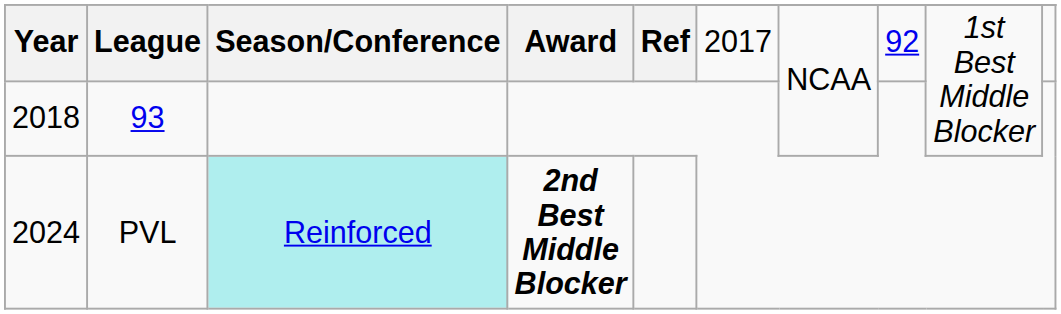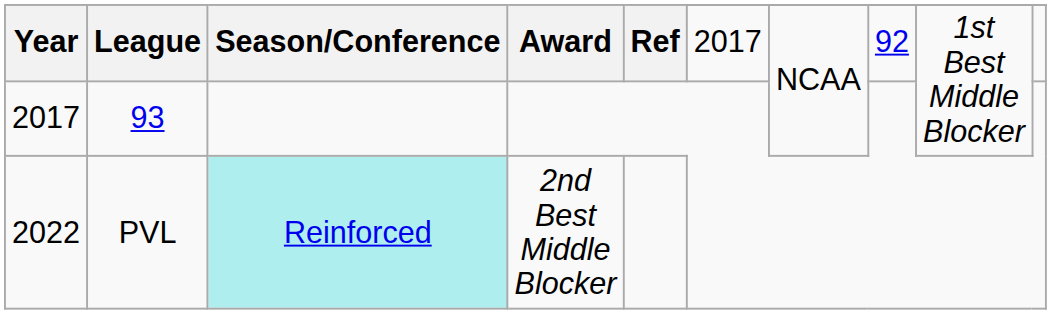(46, 118) 2018 -> (46, 118) 2017
(46, 231) 2024 -> (46, 231) 2022
(571, 231) bold -> (566, 231) normal
